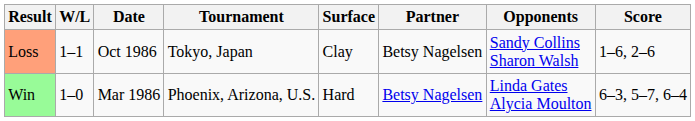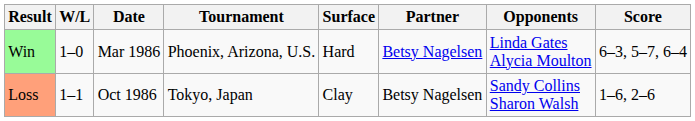rows swapped: (22, 94) <-> (23, 51)
